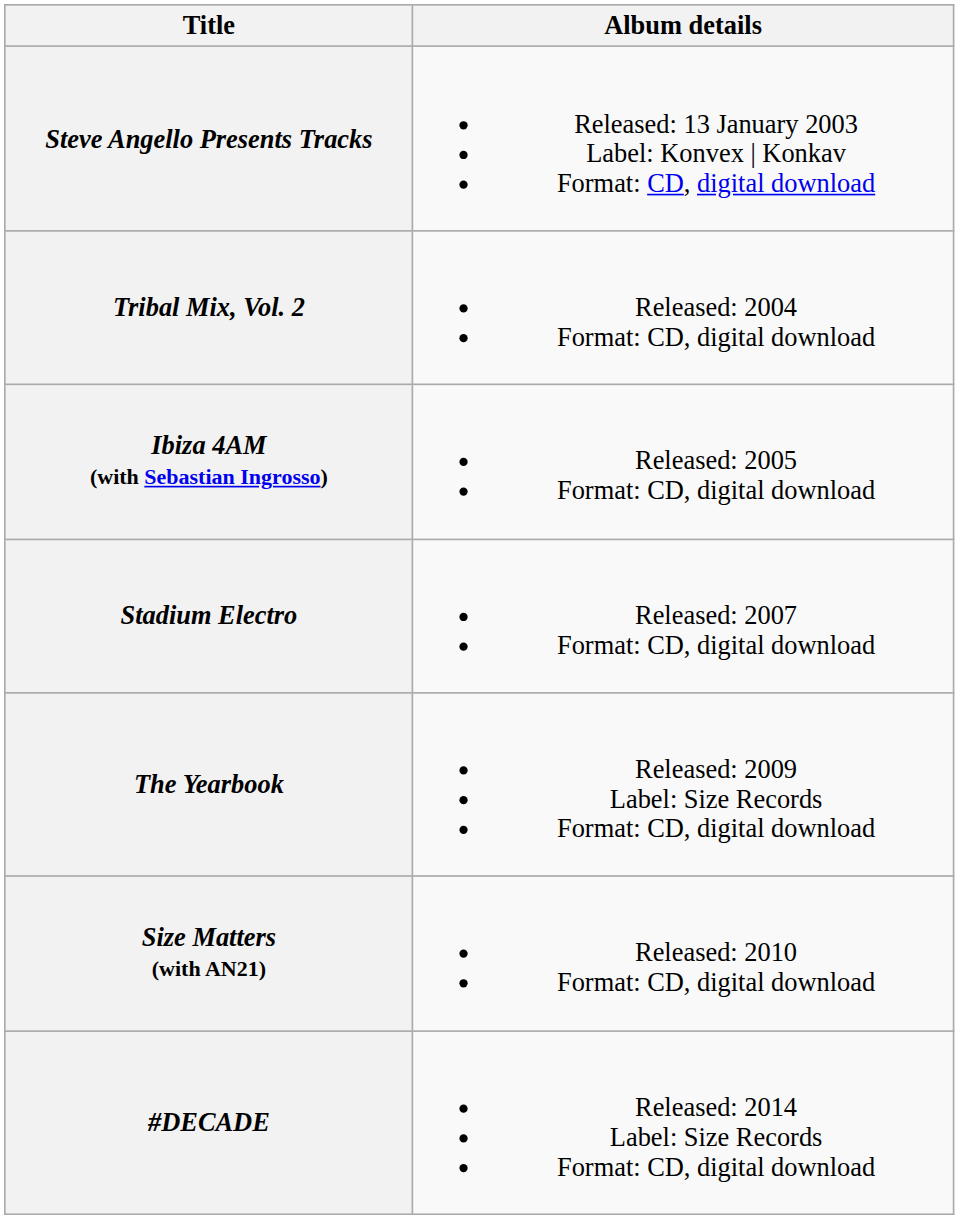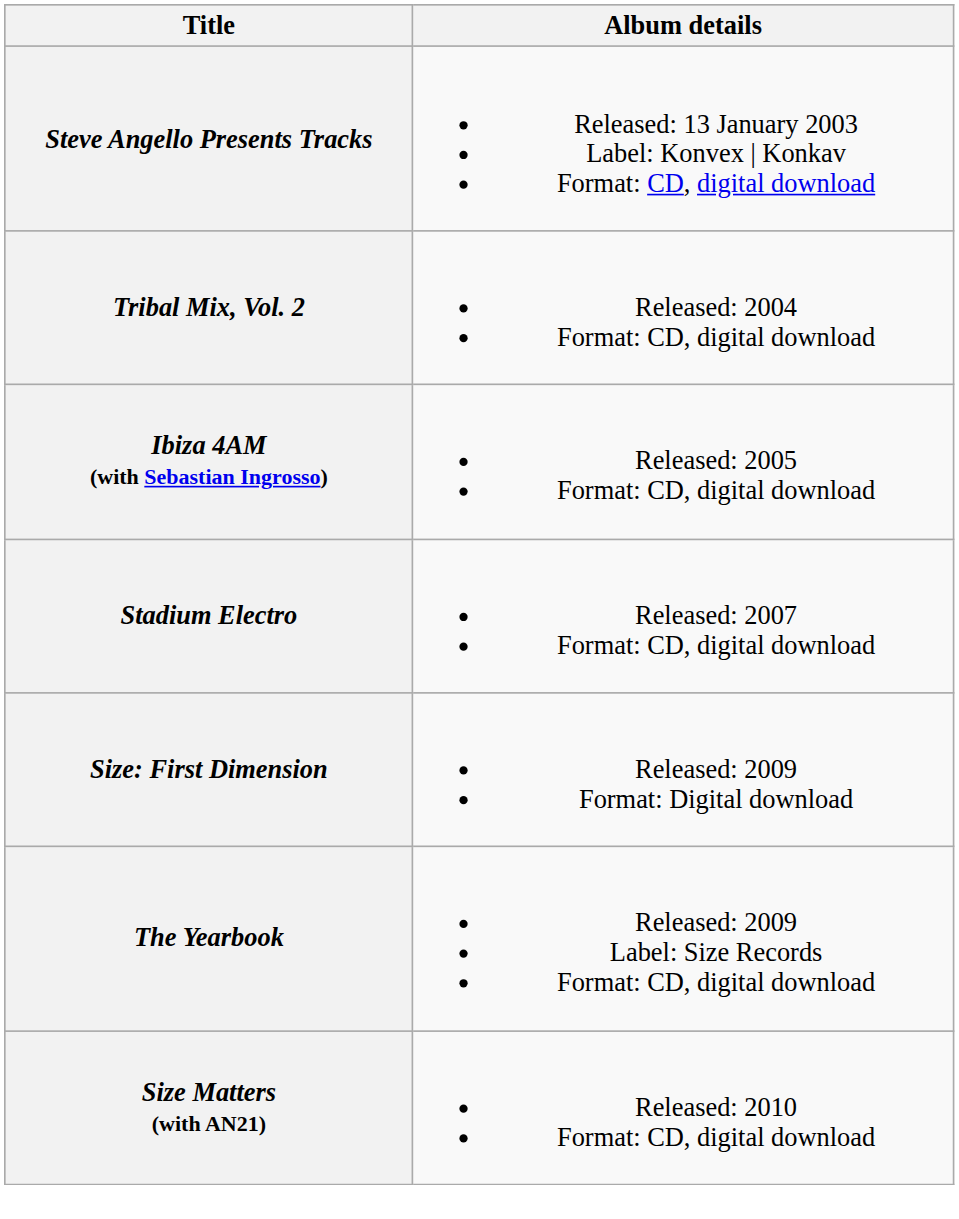+ row: (209, 769)
- row: (209, 1122)
